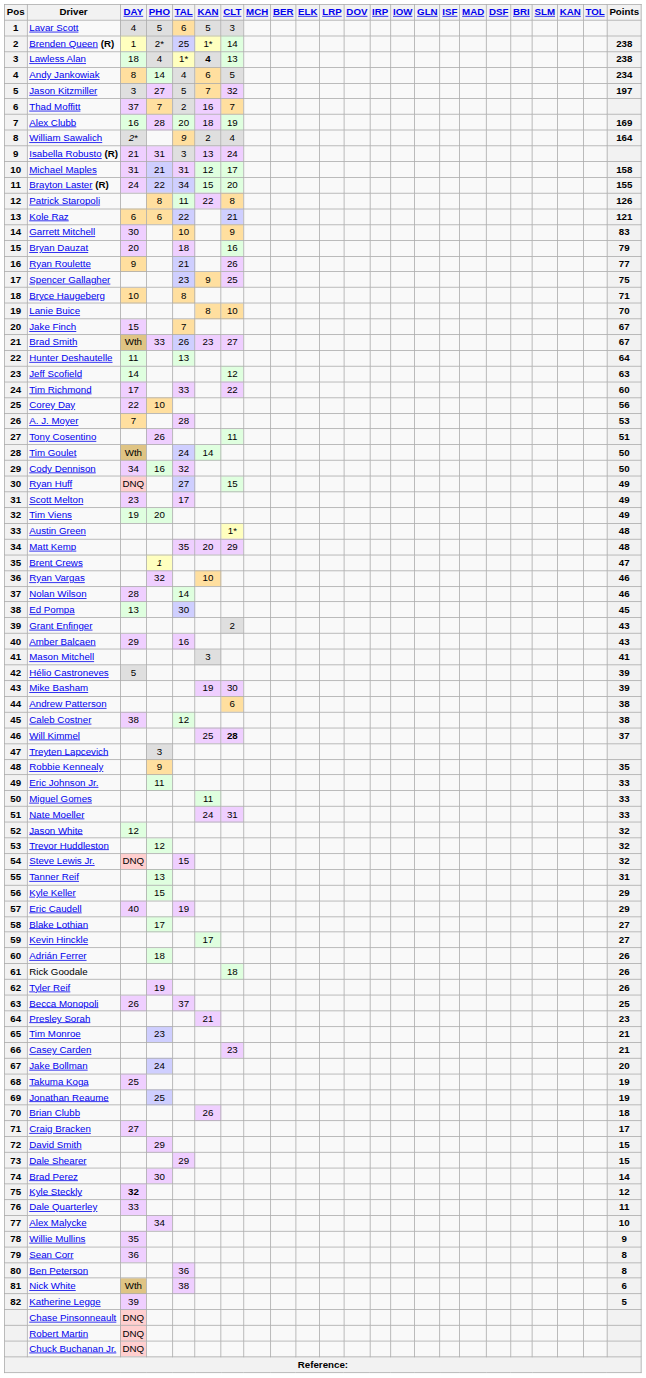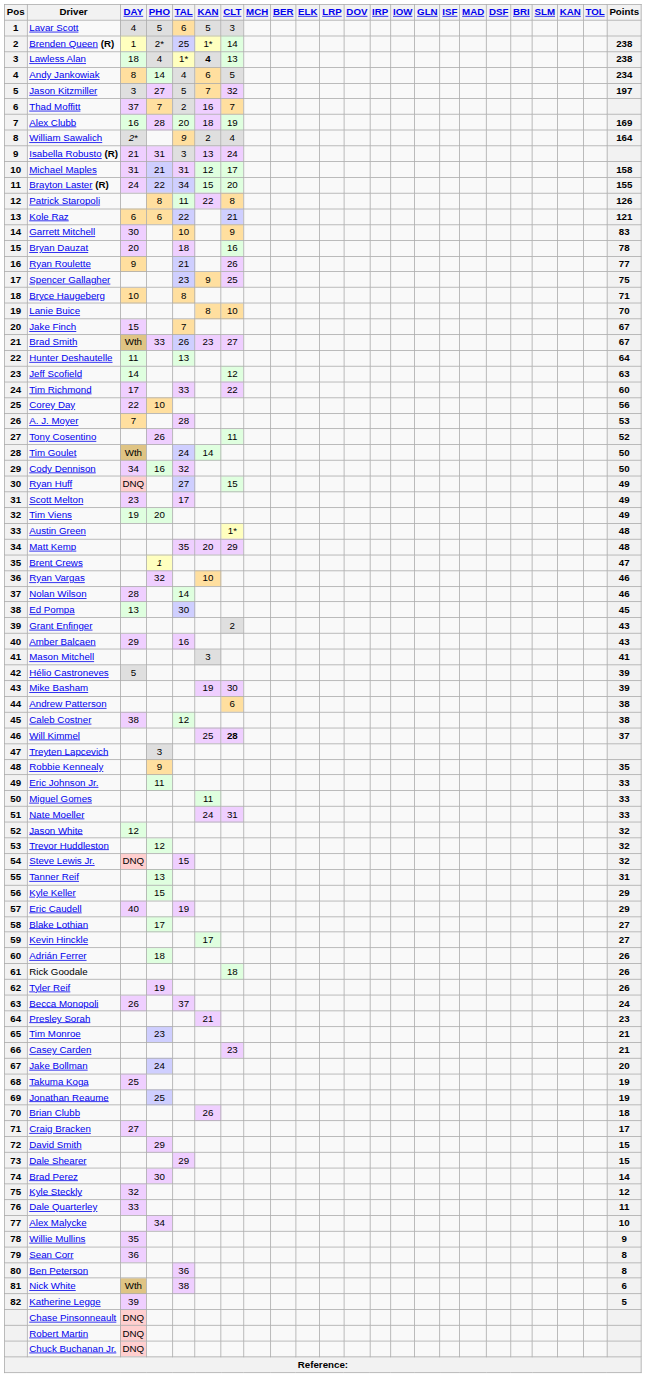(624, 248) 79 -> (624, 248) 78
(624, 437) 51 -> (624, 437) 52
(624, 1003) 25 -> (624, 1003) 24
(133, 1192) bold -> (133, 1192) normal
